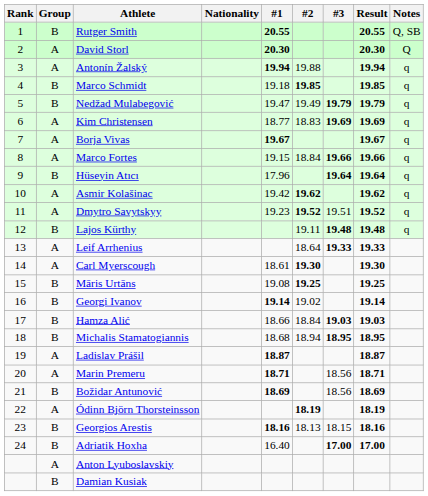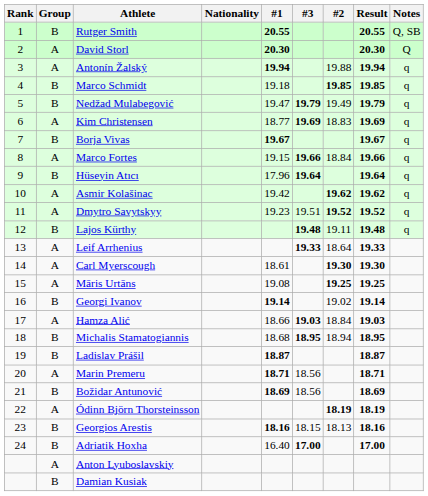columns swapped: (308, 13) <-> (339, 13)
(55, 139) A -> (55, 139) B
(55, 283) B -> (55, 283) A
(55, 319) B -> (55, 319) A
(55, 355) A -> (55, 355) B
